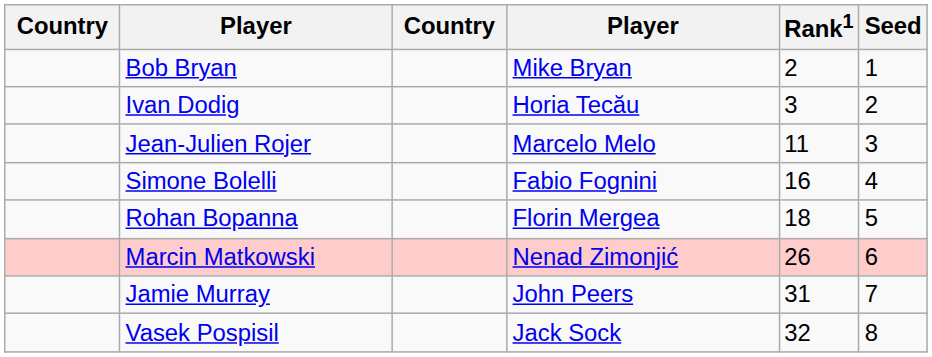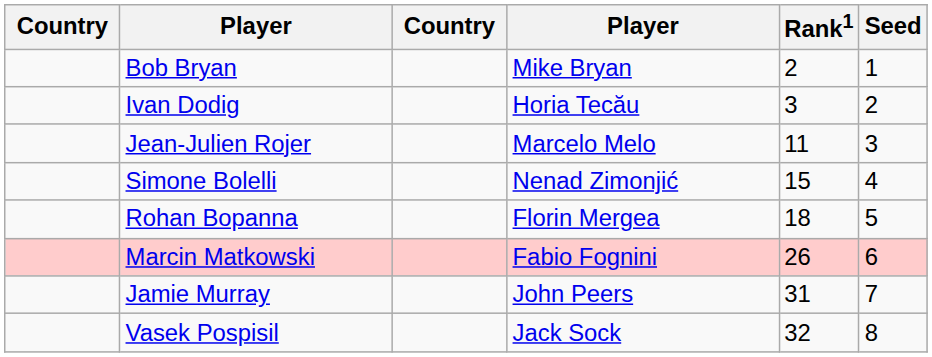(585, 181) Fabio Fognini -> (595, 181) Nenad Zimonjić
(798, 181) 16 -> (798, 181) 15
(595, 256) Nenad Zimonjić -> (585, 256) Fabio Fognini
